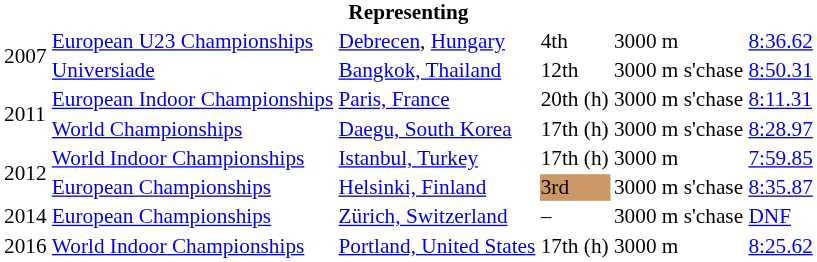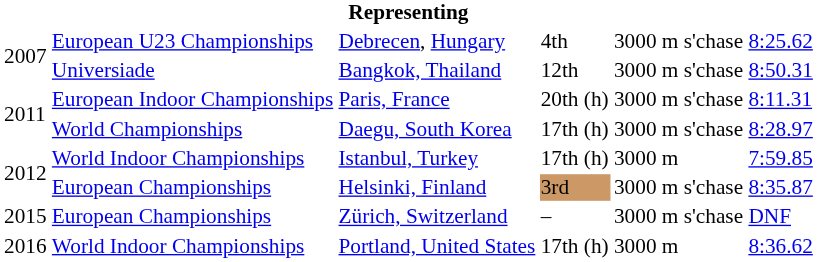(646, 41) 3000 m -> (679, 41) 3000 m s'chase
(781, 41) 8:36.62 -> (781, 41) 8:25.62
(25, 216) 2014 -> (25, 216) 2015
(781, 245) 8:25.62 -> (781, 245) 8:36.62
